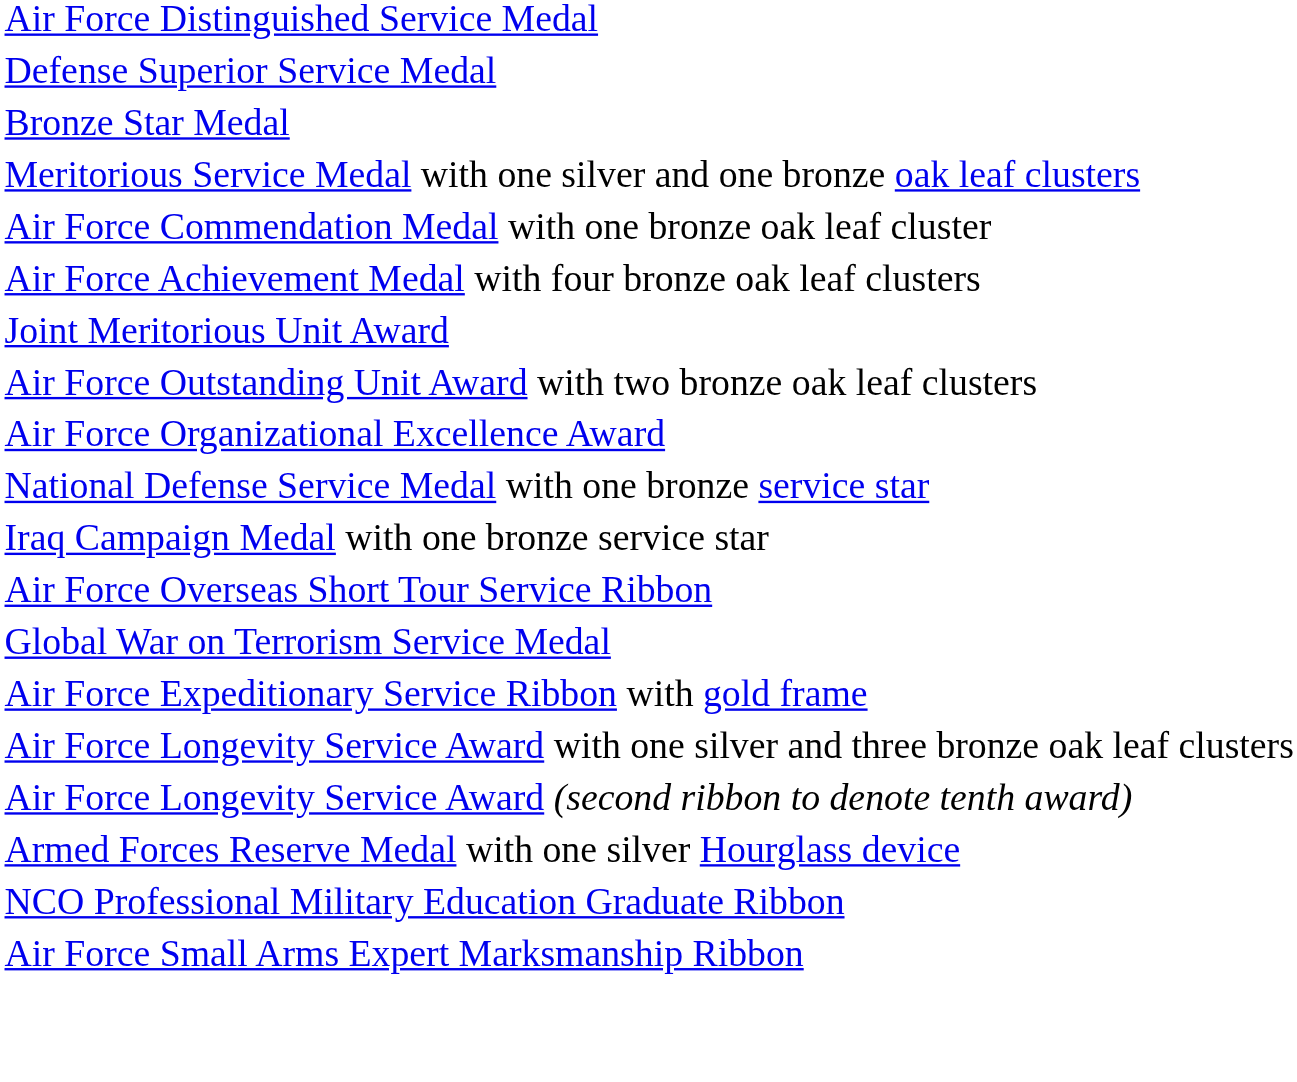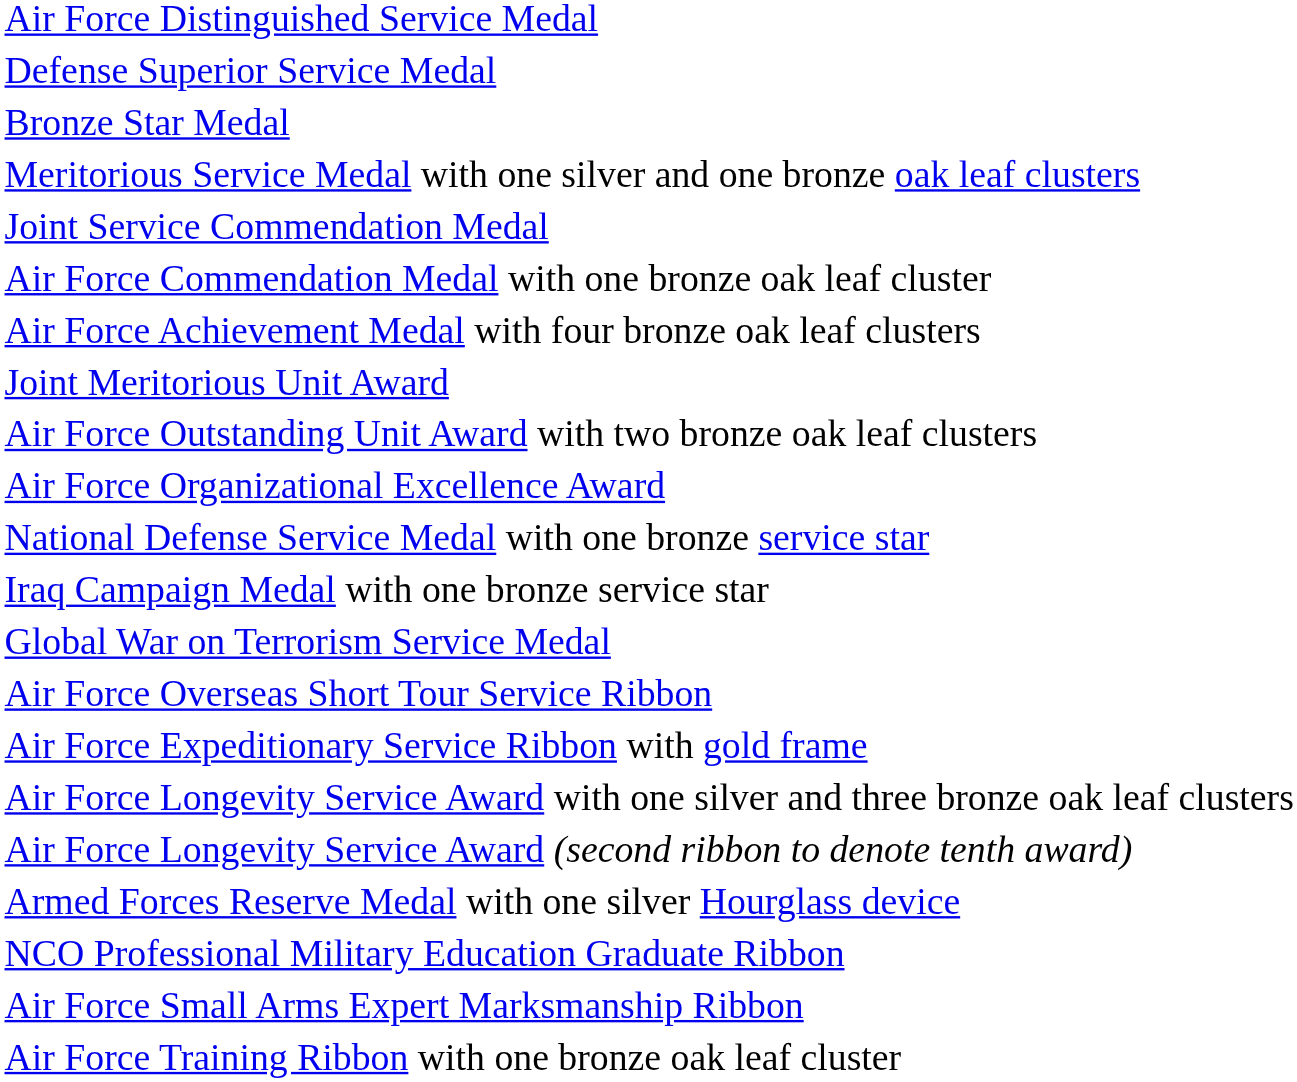+ row: (277, 226)
rows swapped: (308, 641) <-> (358, 589)
+ row: (453, 1057)
